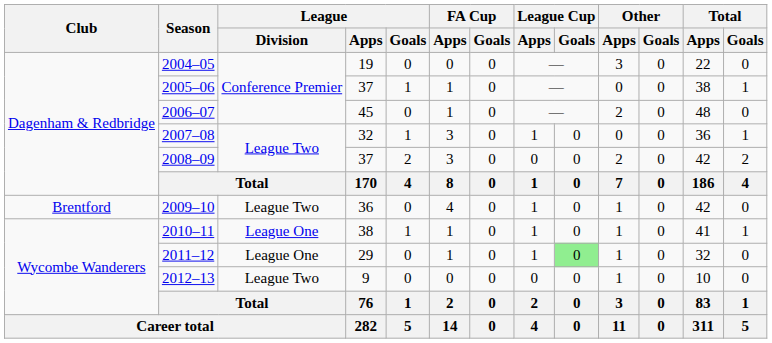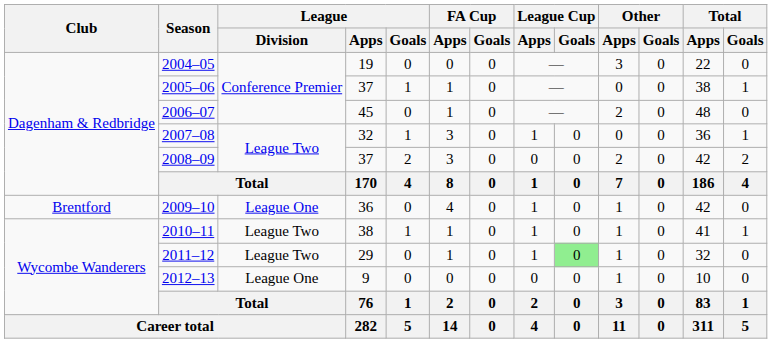(282, 207) League Two -> (282, 207) League One
(282, 231) League One -> (282, 231) League Two
(282, 254) League One -> (282, 254) League Two
(282, 278) League Two -> (282, 278) League One
